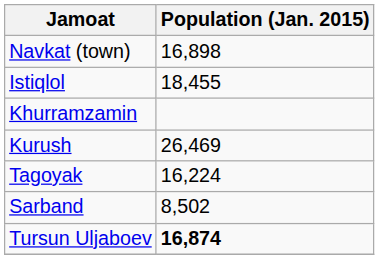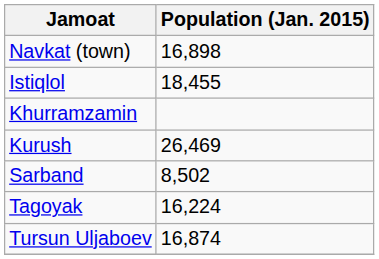rows swapped: (46, 207) <-> (46, 176)
(191, 238) bold -> (191, 238) normal
